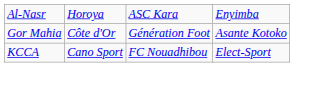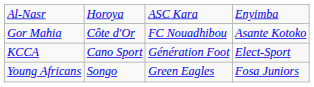(169, 33) Génération Foot -> (187, 33) FC Nouadhibou
(168, 52) FC Nouadhibou -> (189, 52) Génération Foot
+ row: (44, 71)
